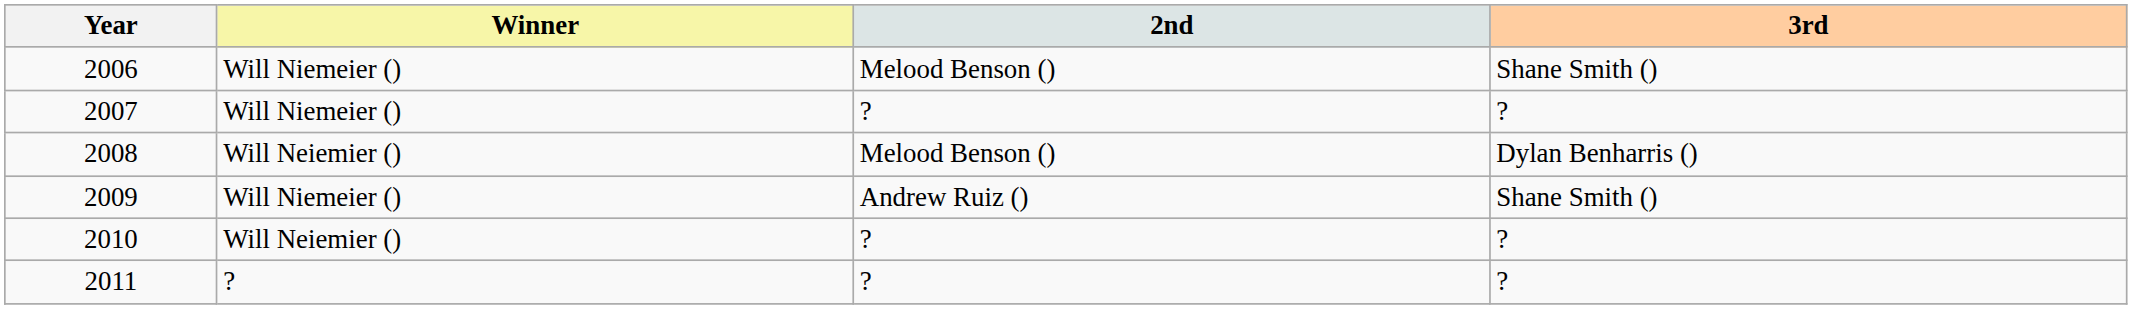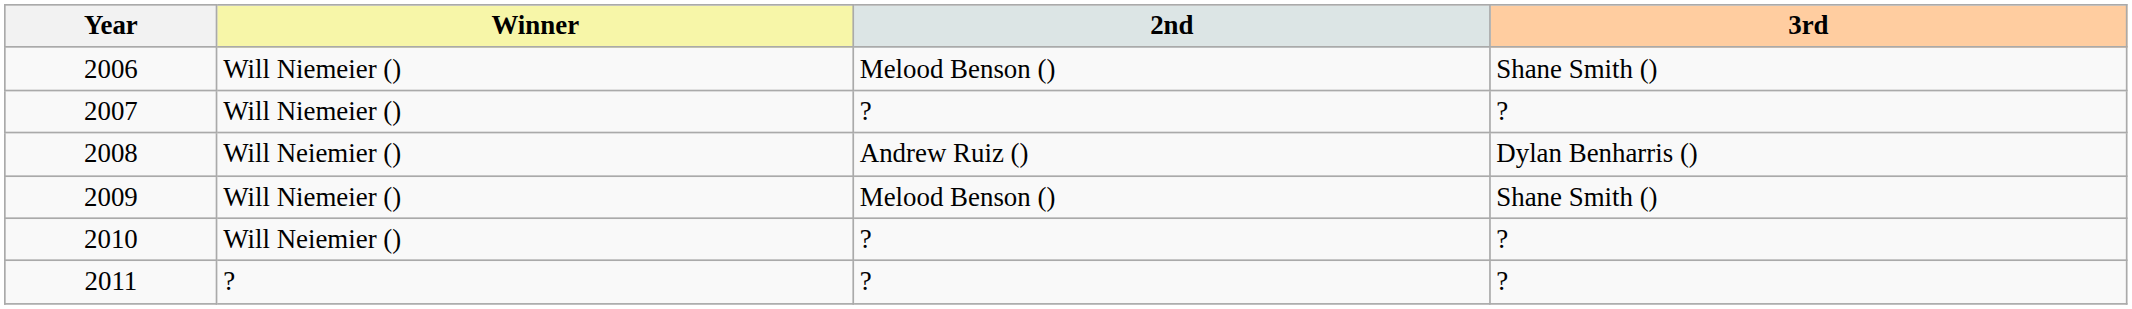(958, 153) Melood Benson () -> (944, 153) Andrew Ruiz ()
(944, 196) Andrew Ruiz () -> (958, 196) Melood Benson ()
